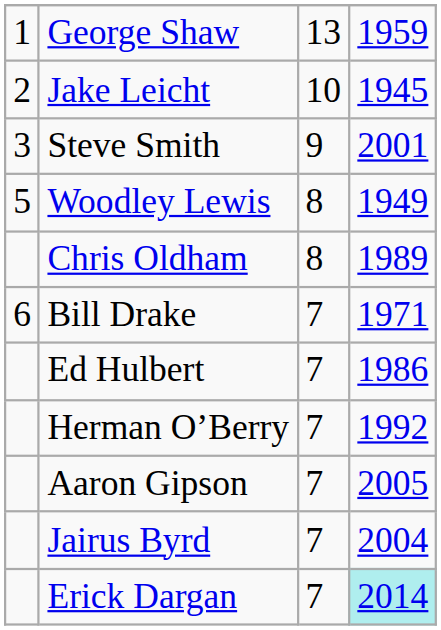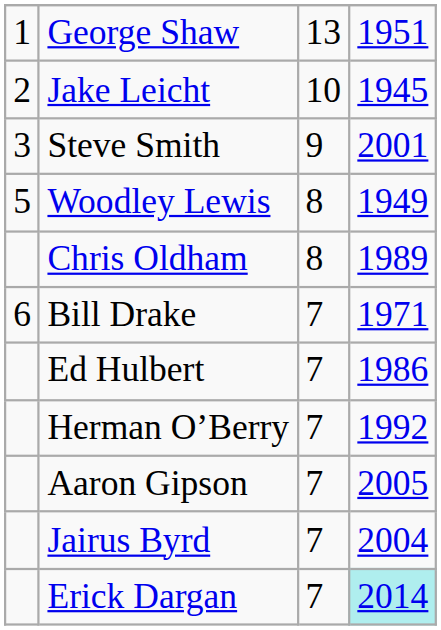(393, 32) 1959 -> (393, 32) 1951
